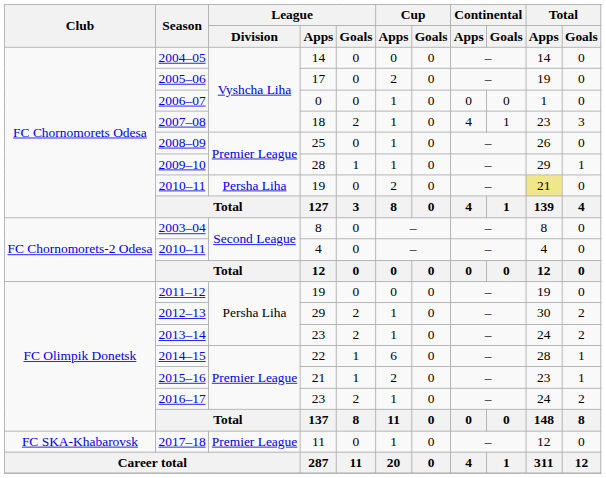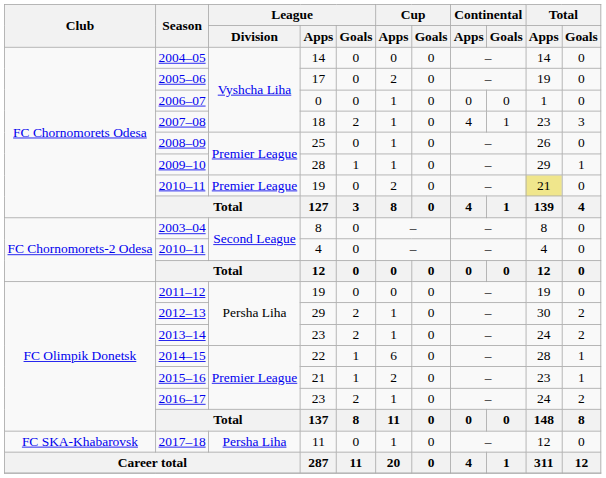(255, 185) Persha Liha -> (255, 185) Premier League
(255, 441) Premier League -> (255, 441) Persha Liha
